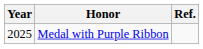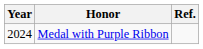(20, 33) 2025 -> (20, 33) 2024
